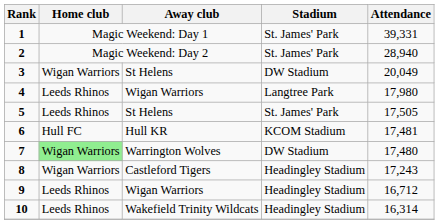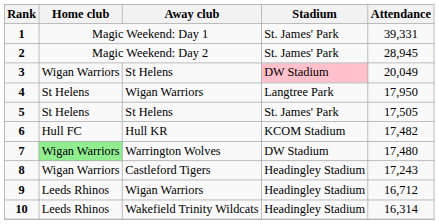(401, 53) 28,940 -> (401, 53) 28,945
(296, 72) no background -> (296, 72) pink background
(75, 92) Leeds Rhinos -> (65, 92) St Helens
(401, 92) 17,980 -> (401, 92) 17,950
(75, 111) Leeds Rhinos -> (65, 111) St Helens
(401, 131) 17,481 -> (401, 131) 17,482
